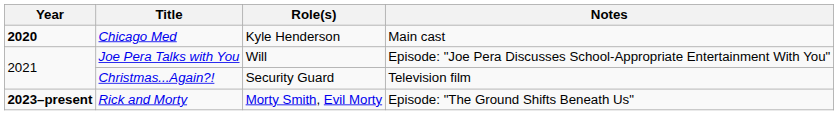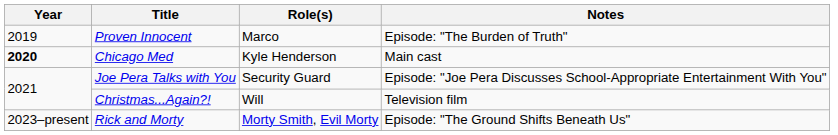+ row: (143, 36)
(256, 57) Will -> (286, 78) Security Guard
(290, 78) Security Guard -> (253, 99) Will
(50, 99) bold -> (48, 120) normal
